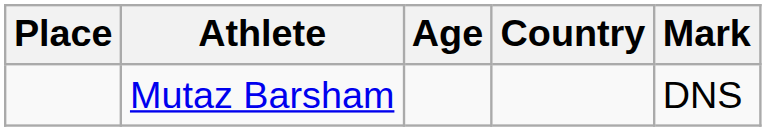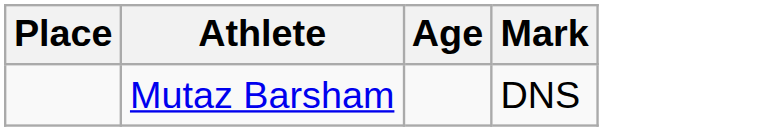- column: (573, 34)
